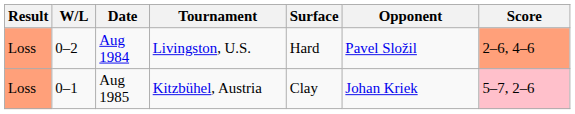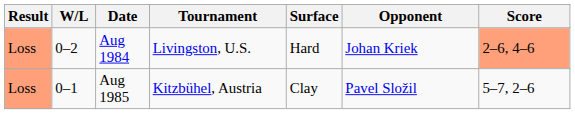(381, 48) Pavel Složil -> (382, 48) Johan Kriek
(382, 88) Johan Kriek -> (381, 88) Pavel Složil
(508, 88) pink background -> (508, 88) no background
